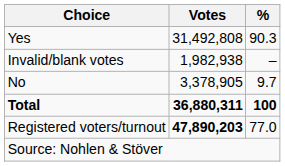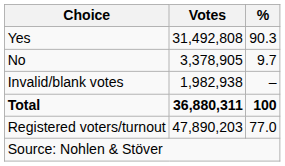rows swapped: (17, 82) <-> (66, 60)
(208, 127) bold -> (208, 127) normal
